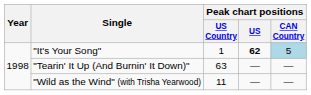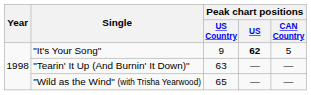(221, 50) 1 -> (221, 50) 9
(289, 50) lightblue background -> (289, 50) no background
(221, 82) 11 -> (221, 82) 65
